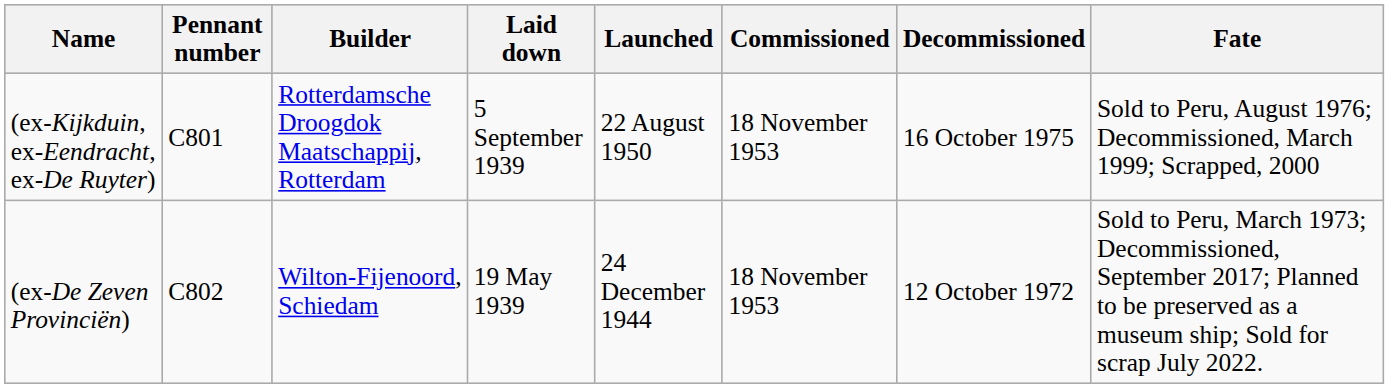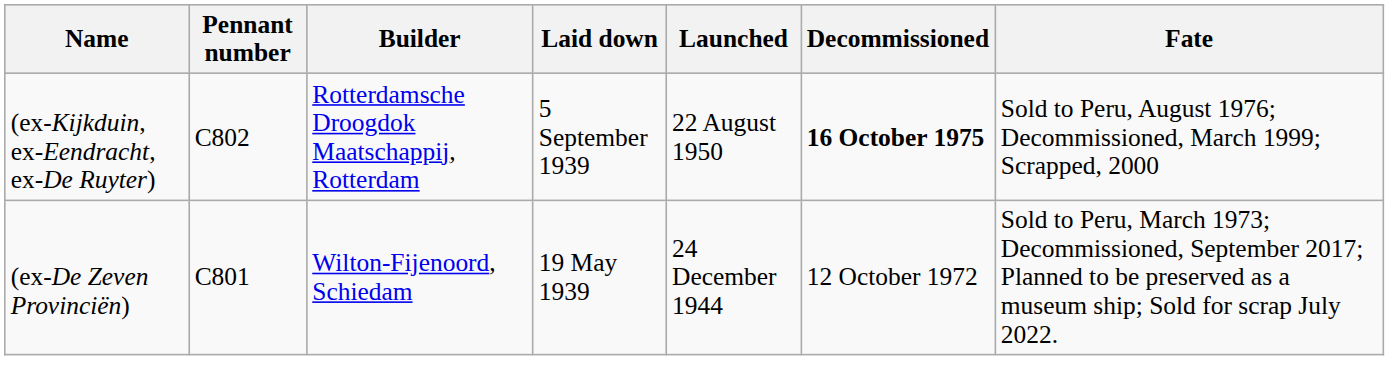- column: (810, 38)
(196, 136) C801 -> (222, 136) C802
(988, 136) normal -> (896, 136) bold
(196, 291) C802 -> (222, 277) C801
